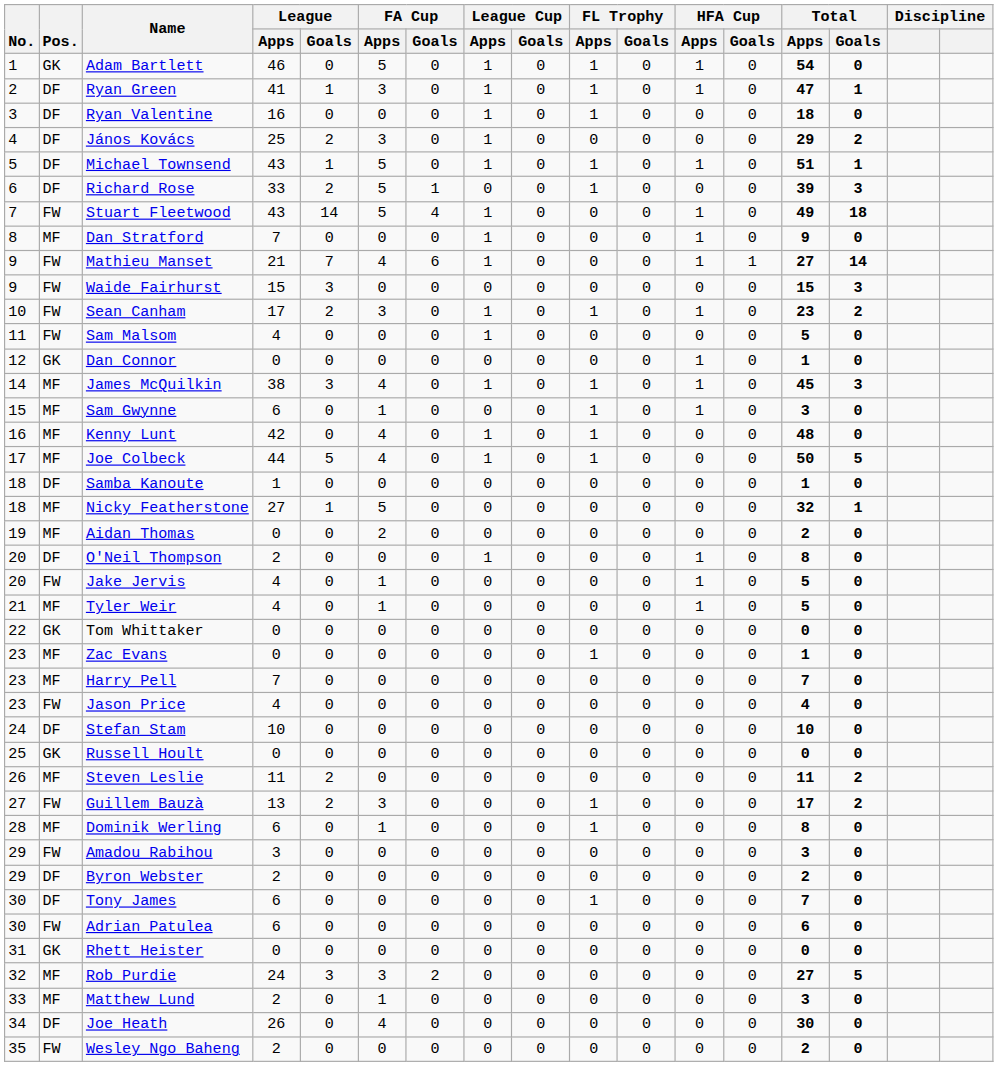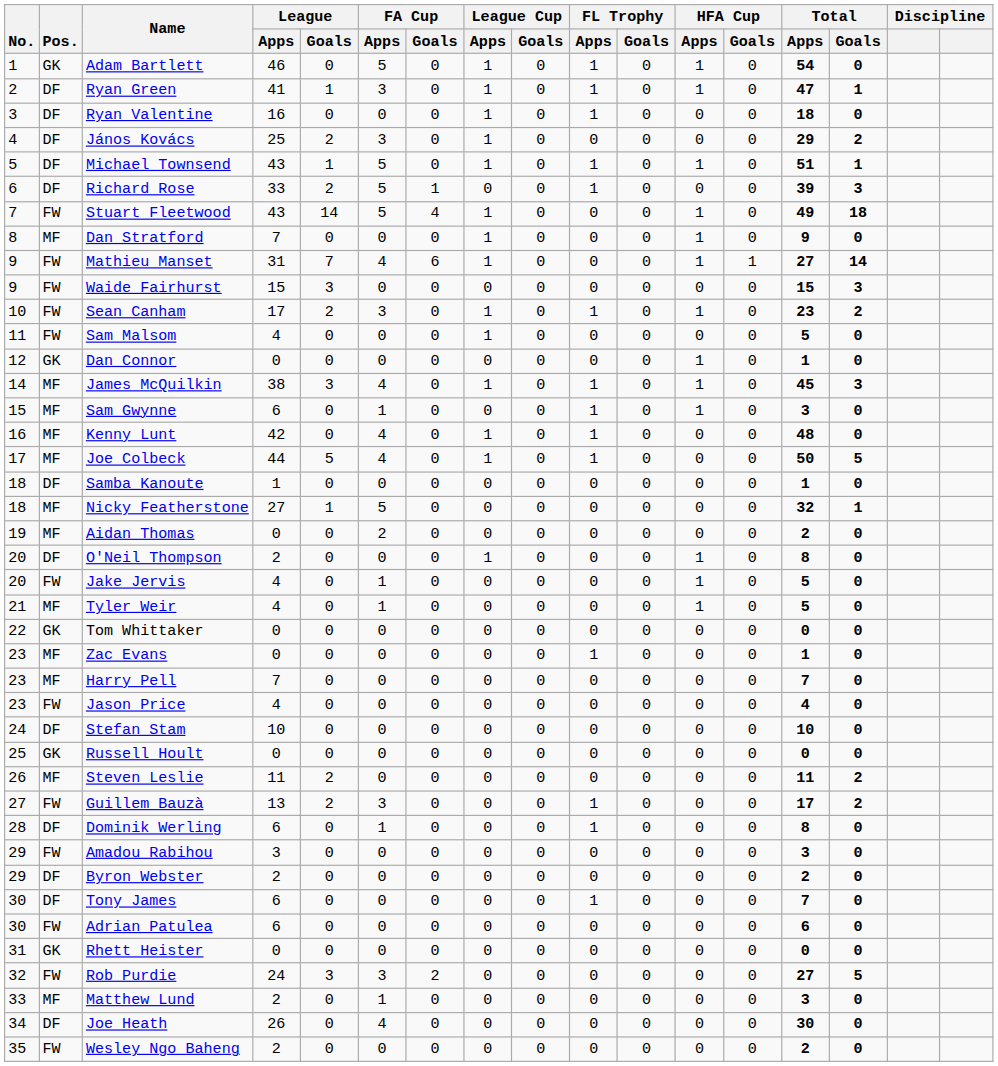(276, 263) 21 -> (276, 263) 31
(52, 828) MF -> (52, 828) DF
(52, 975) MF -> (52, 975) FW
